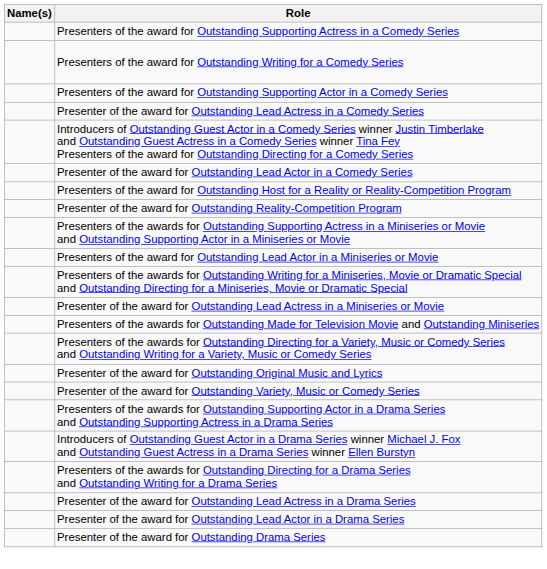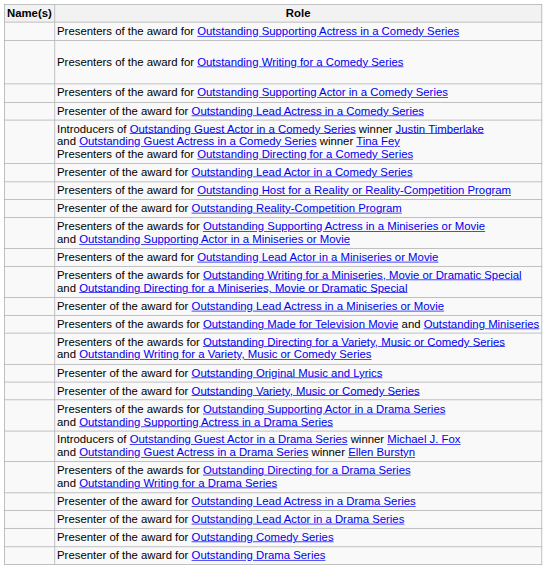+ row: (195, 537)
